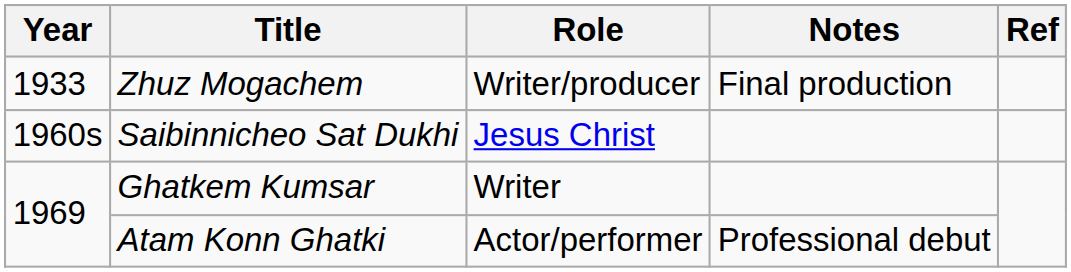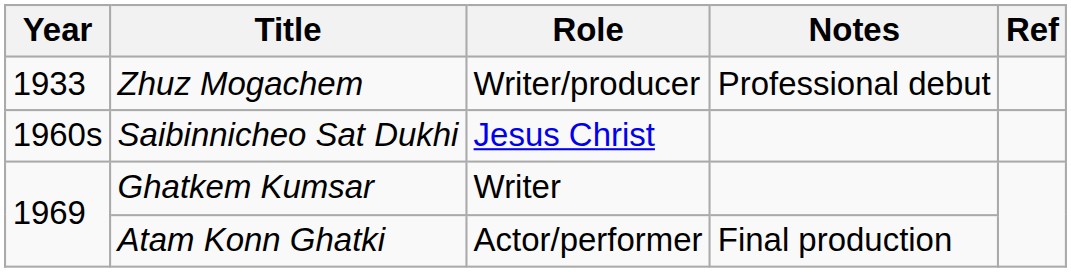(835, 82) Final production -> (854, 82) Professional debut
(854, 239) Professional debut -> (835, 239) Final production
